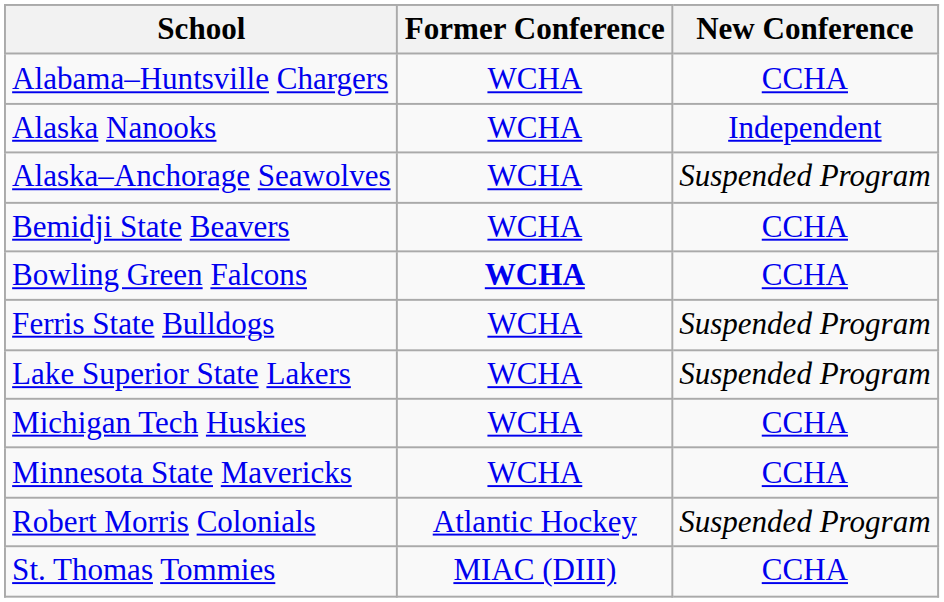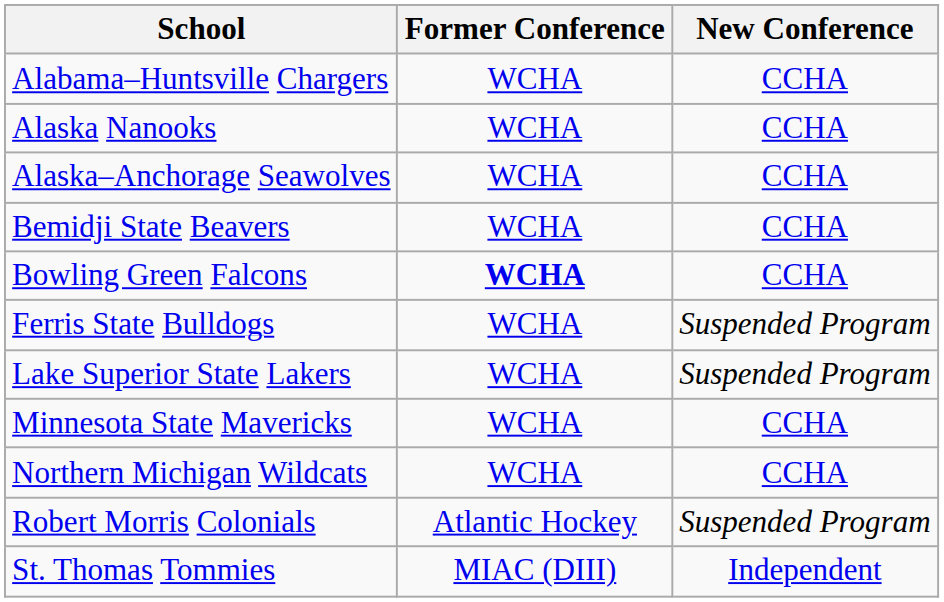(805, 127) Independent -> (805, 127) CCHA
(805, 176) Suspended Program -> (805, 176) CCHA
- row: (159, 422)
+ row: (190, 472)
(805, 570) CCHA -> (805, 570) Independent
